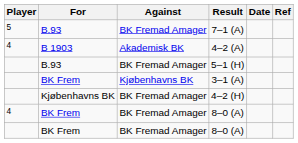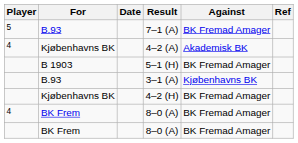columns swapped: (163, 12) <-> (260, 12)
(57, 47) B 1903 -> (78, 47) Kjøbenhavns BK
(51, 64) B.93 -> (57, 64) B 1903
(61, 80) BK Frem -> (51, 80) B.93
